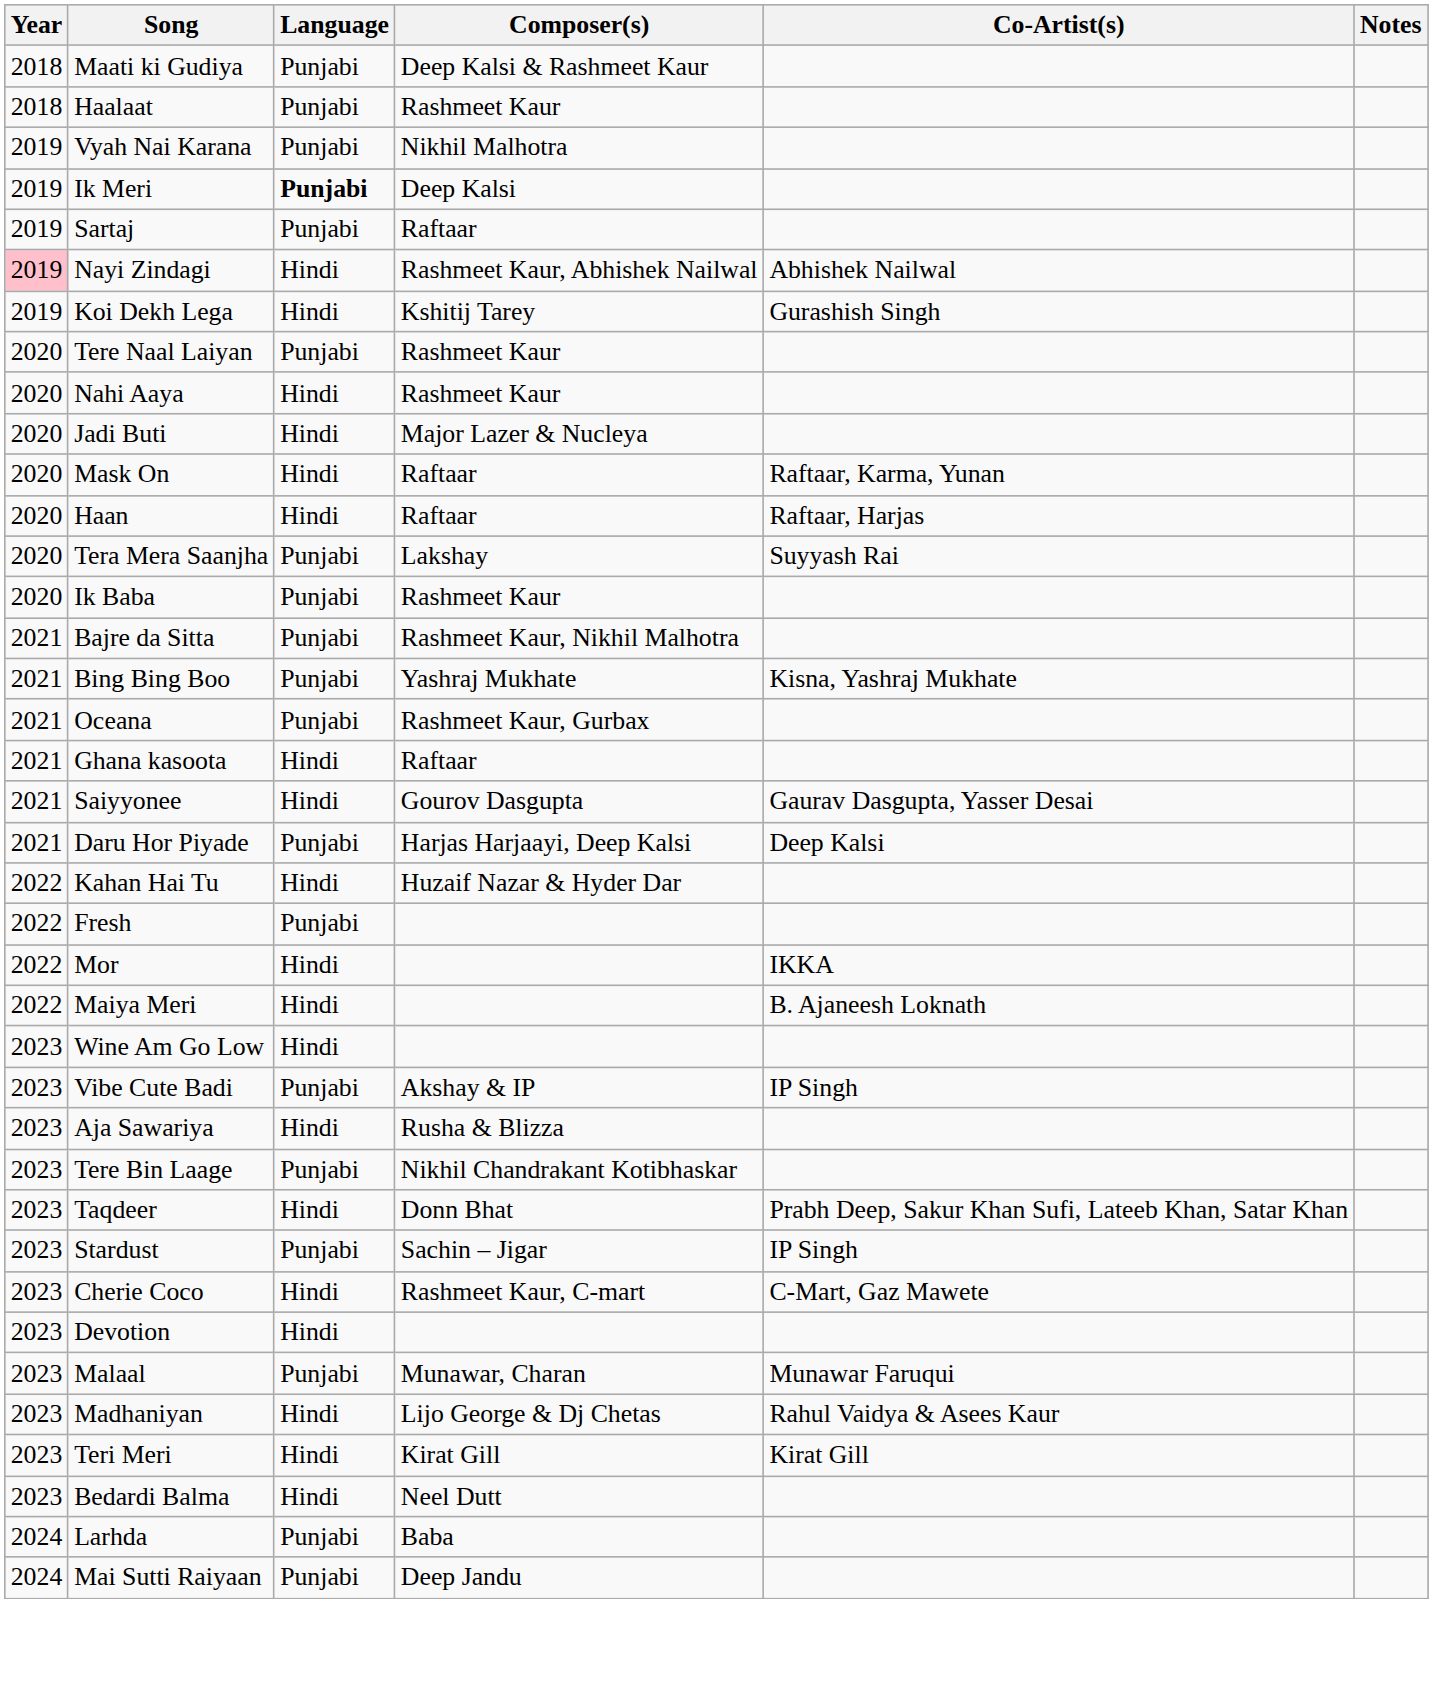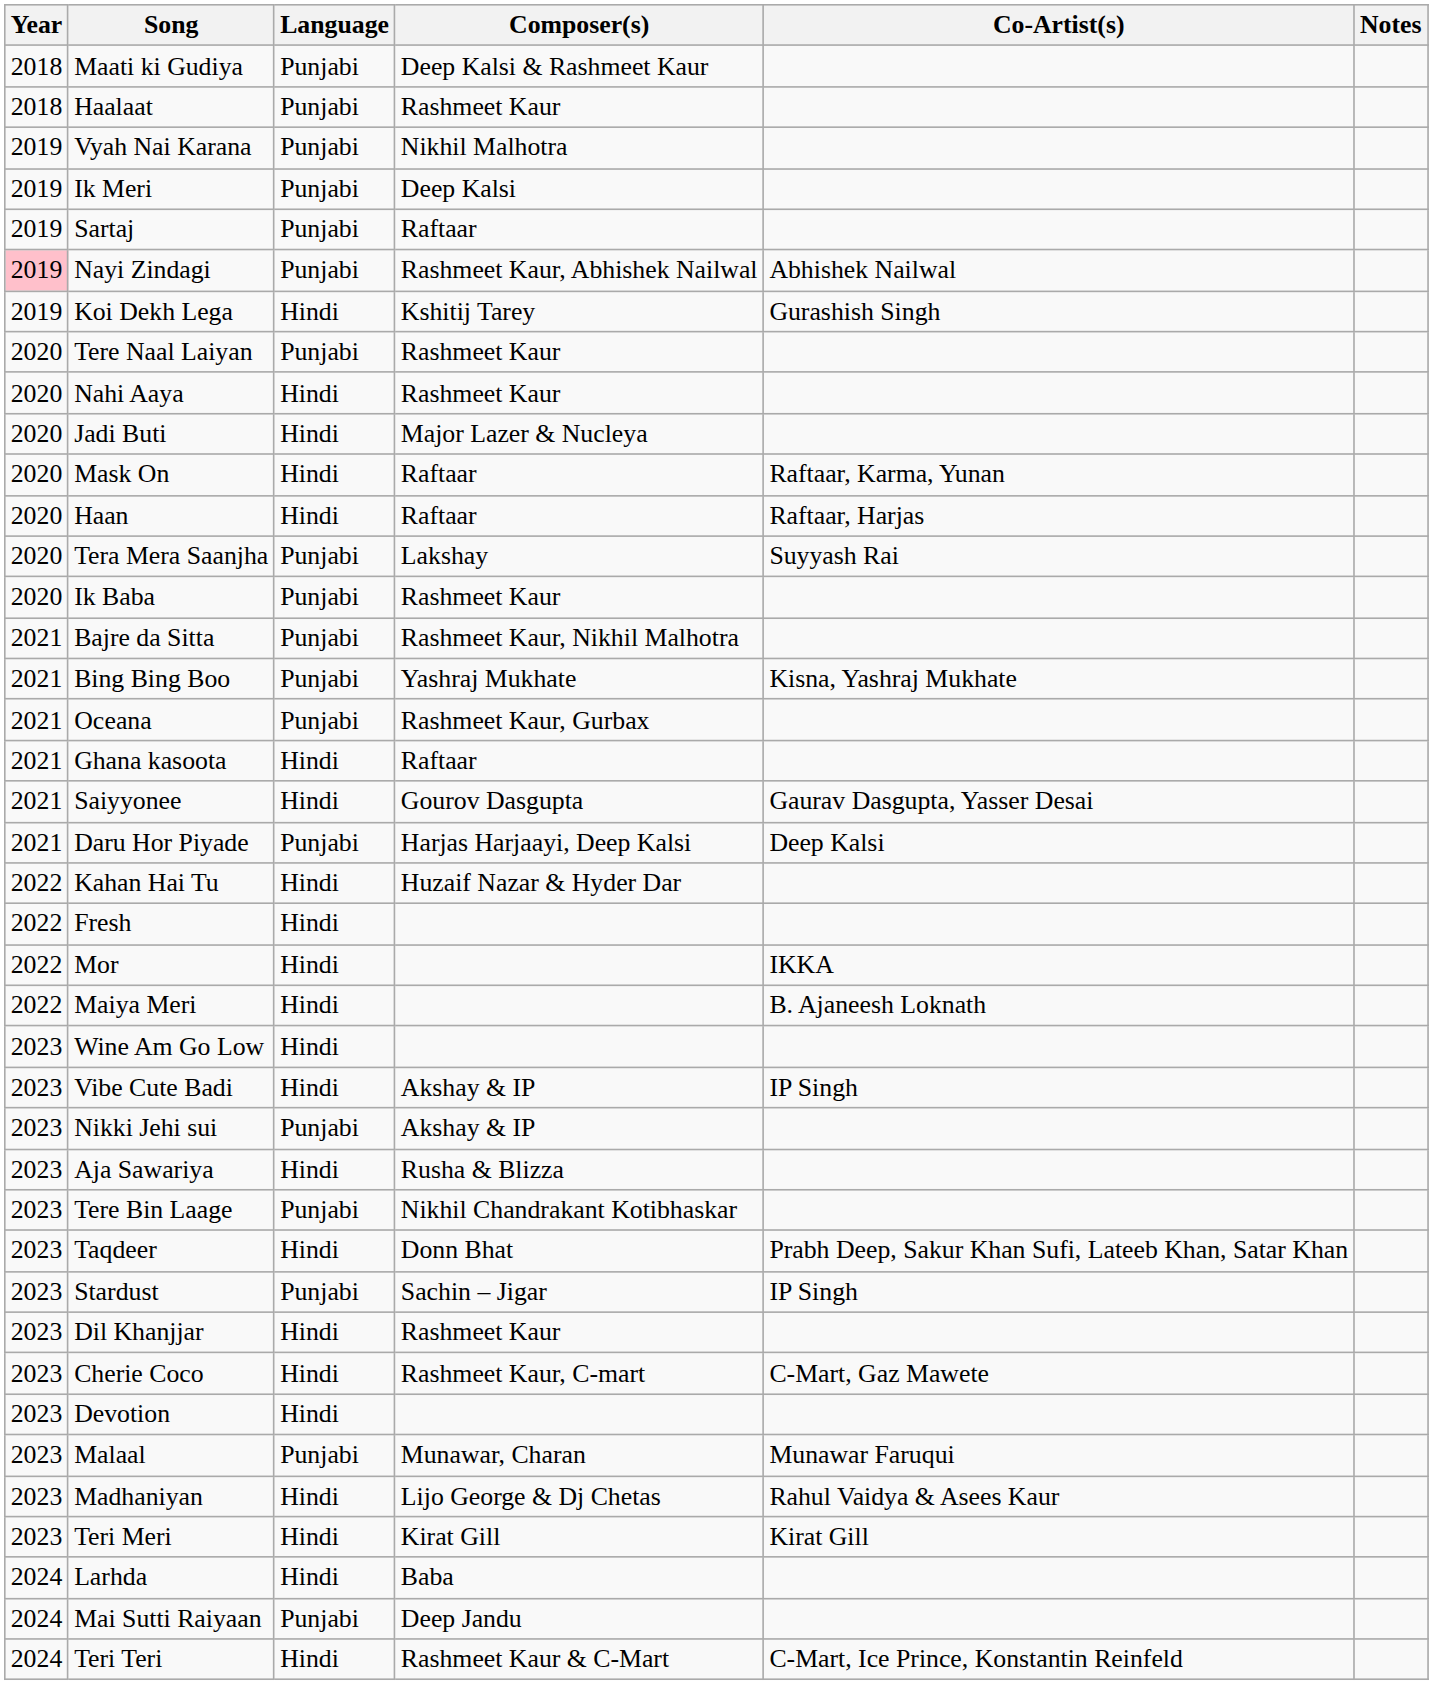(324, 188) bold -> (320, 188) normal
(310, 270) Hindi -> (320, 270) Punjabi
(320, 923) Punjabi -> (310, 923) Hindi
(320, 1087) Punjabi -> (310, 1087) Hindi
+ row: (146, 1127)
+ row: (139, 1332)
- row: (152, 1495)
(320, 1536) Punjabi -> (310, 1577) Hindi
+ row: (118, 1659)
